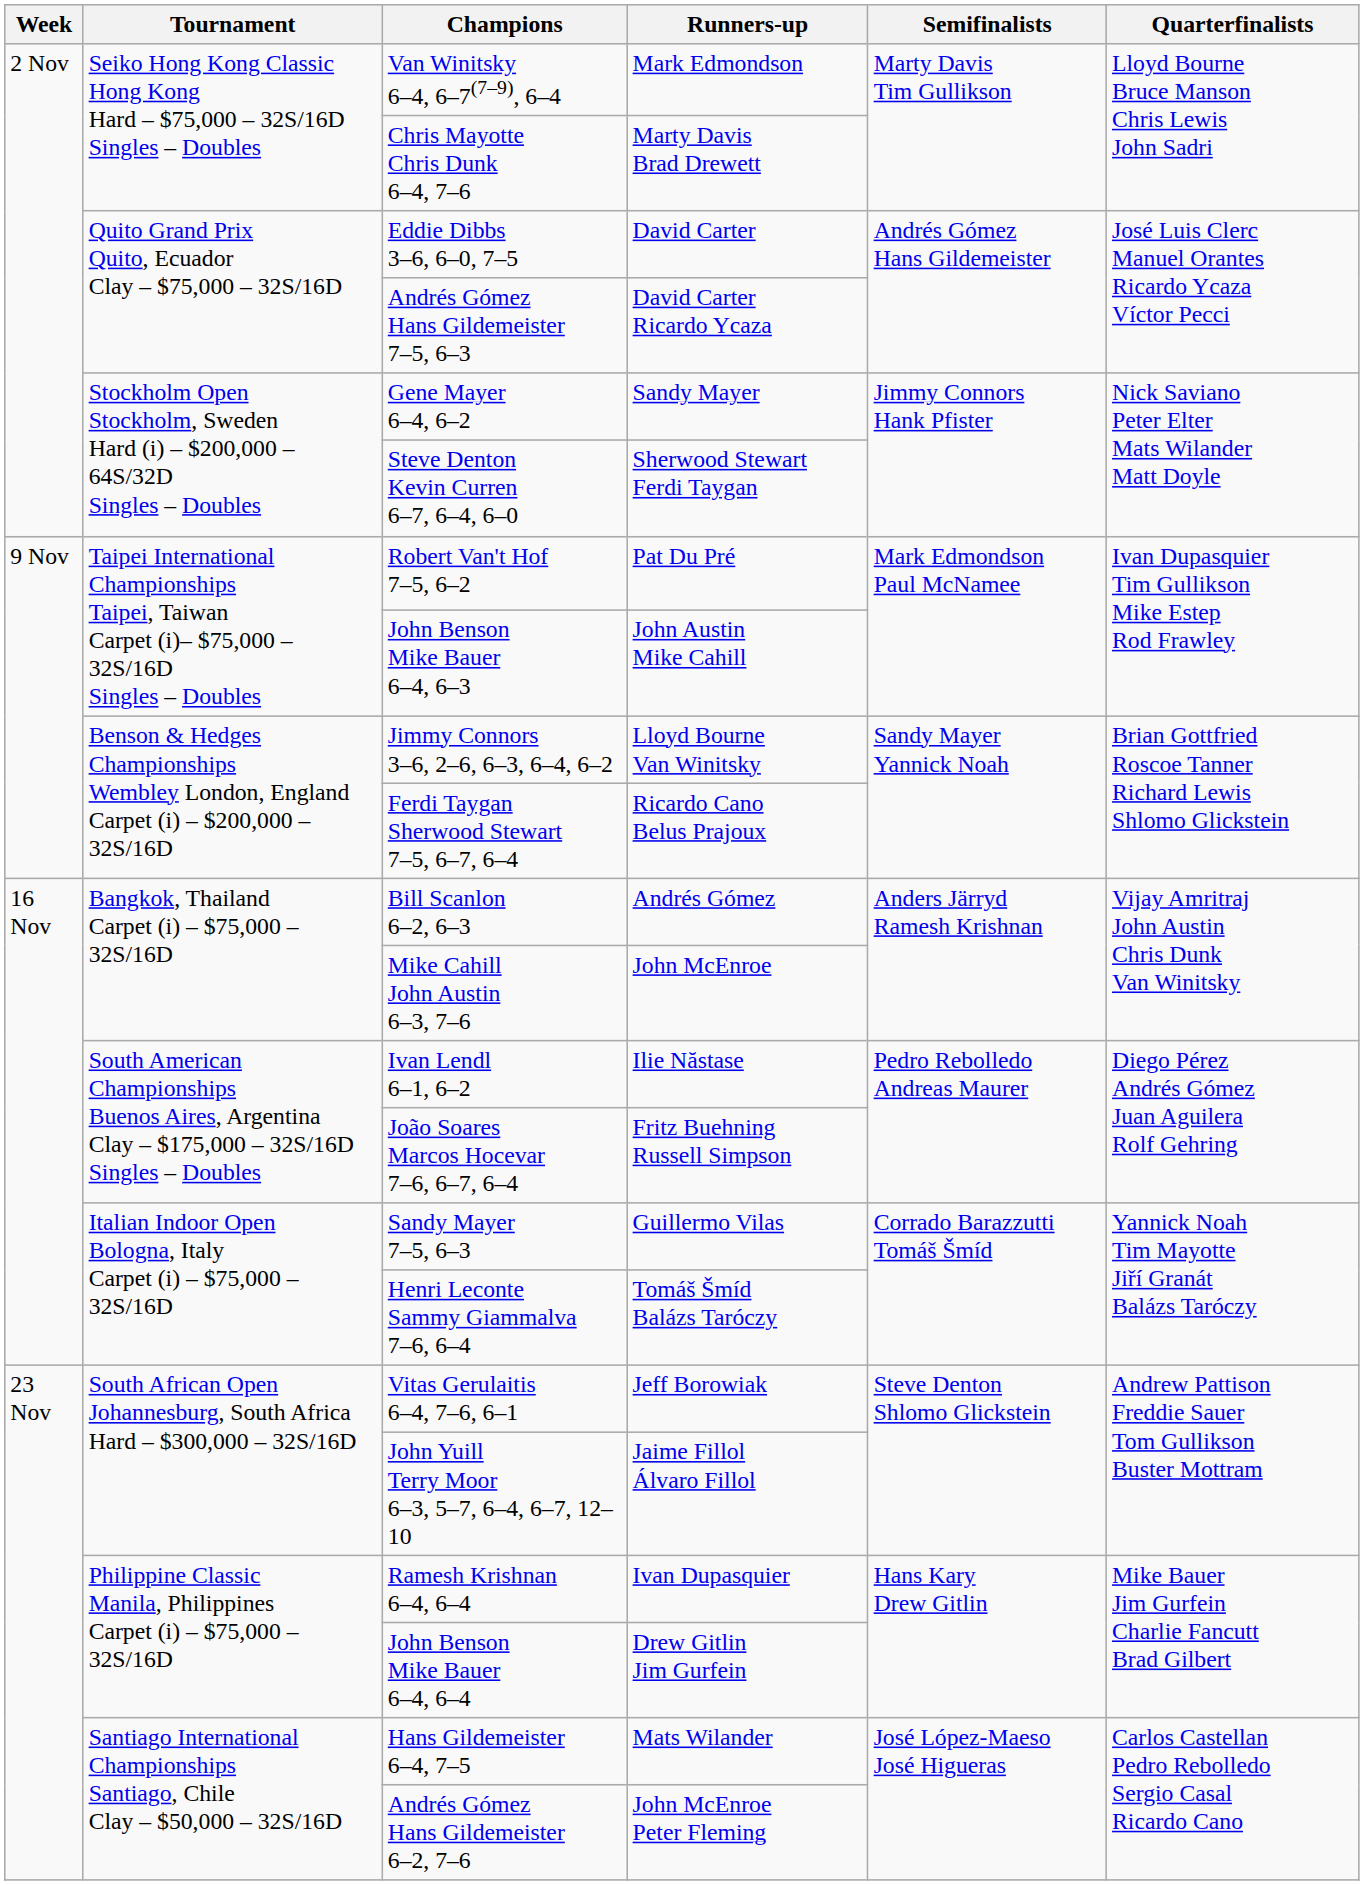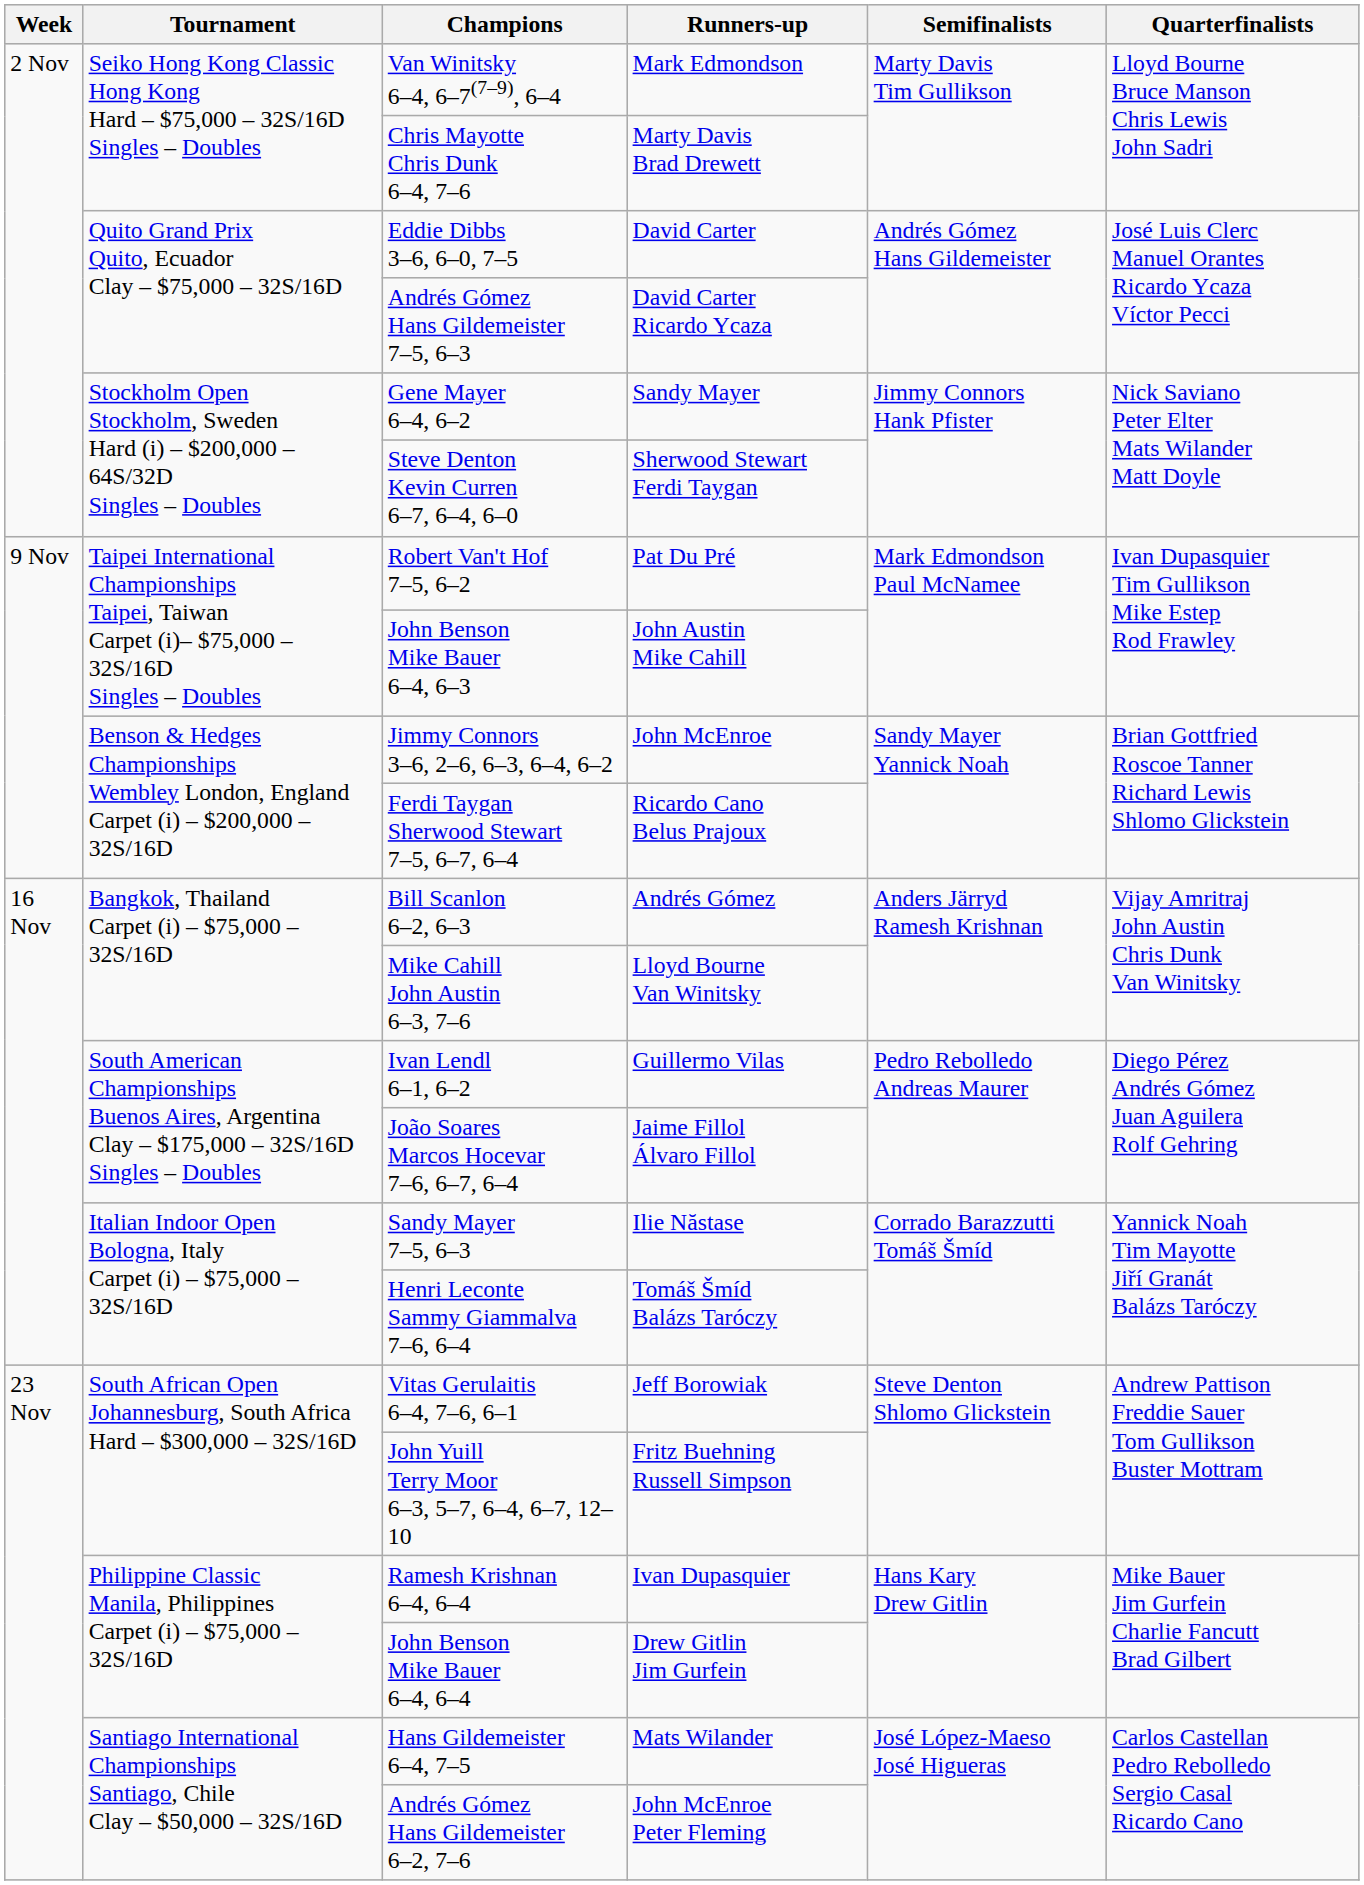(699, 748) Lloyd Bourne Van Winitsky -> (702, 734) John McEnroe
(702, 964) John McEnroe -> (699, 978) Lloyd Bourne Van Winitsky
(688, 1059) Ilie Năstase -> (708, 1059) Guillermo Vilas
(712, 1141) Fritz Buehning Russell Simpson -> (694, 1141) Jaime Fillol Álvaro Fillol
(708, 1222) Guillermo Vilas -> (688, 1222) Ilie Năstase
(694, 1465) Jaime Fillol Álvaro Fillol -> (712, 1465) Fritz Buehning Russell Simpson
